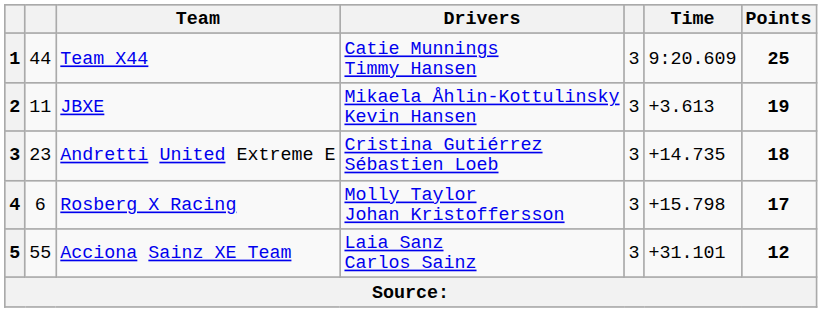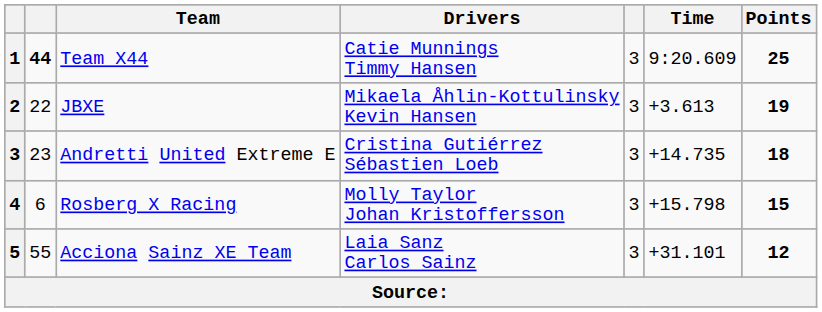(40, 58) normal -> (40, 58) bold
(40, 107) 11 -> (40, 107) 22
(779, 205) 17 -> (779, 205) 15
